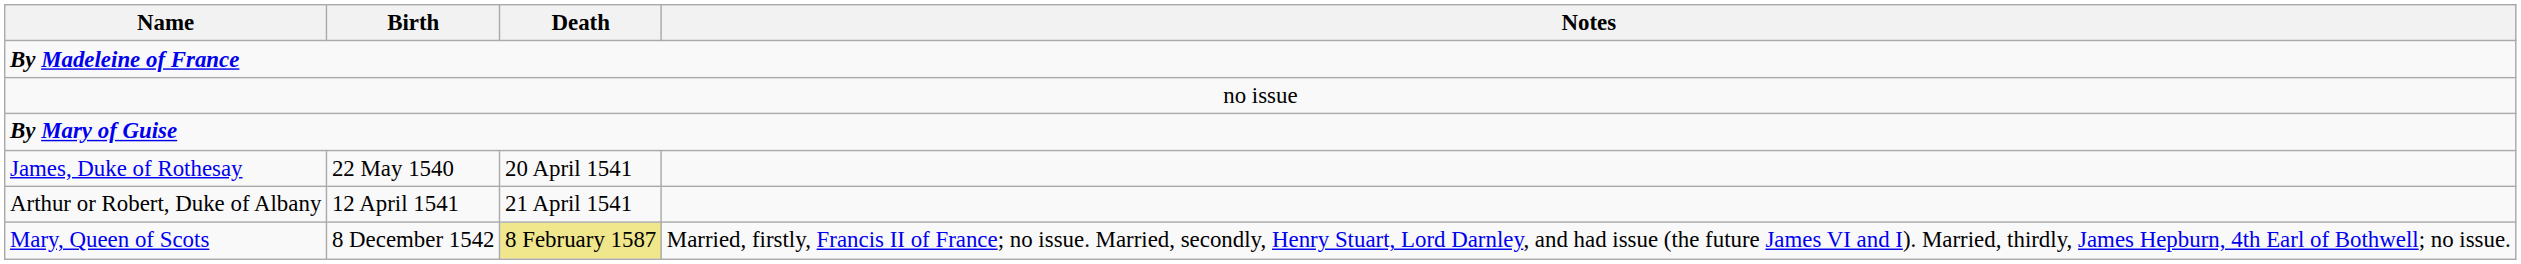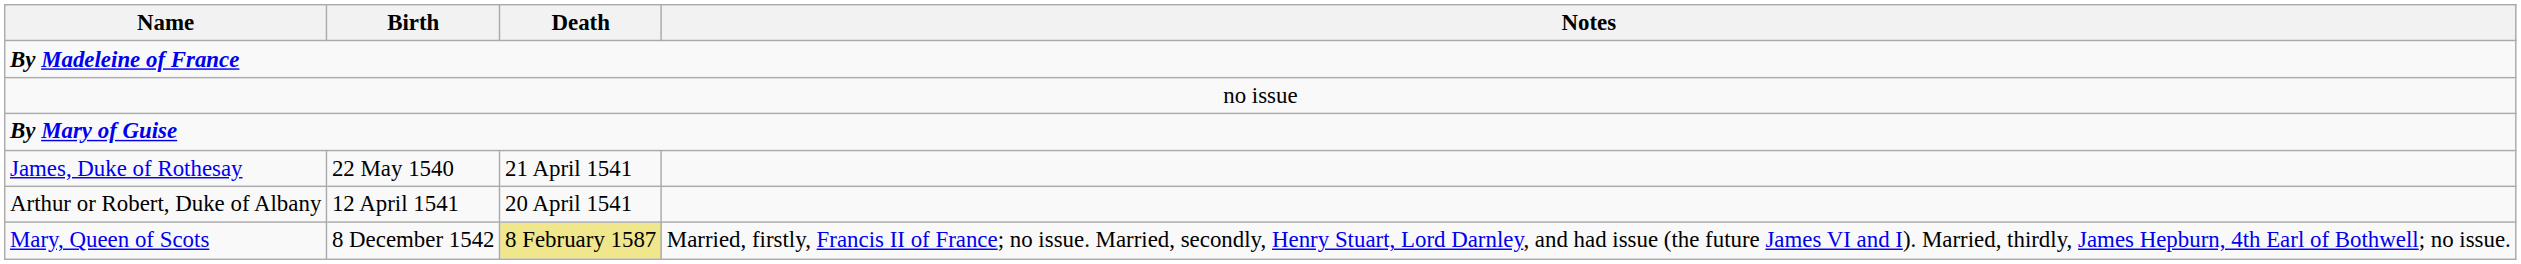(569, 167) 20 April 1541 -> (569, 167) 21 April 1541
(569, 204) 21 April 1541 -> (569, 204) 20 April 1541
